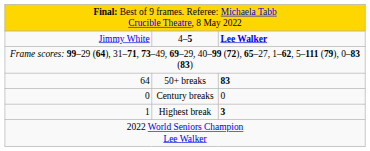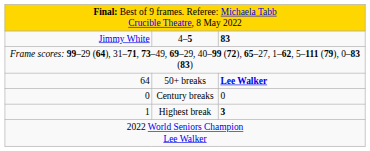(244, 39) Lee Walker -> (225, 39) 83
(225, 81) 83 -> (244, 81) Lee Walker
